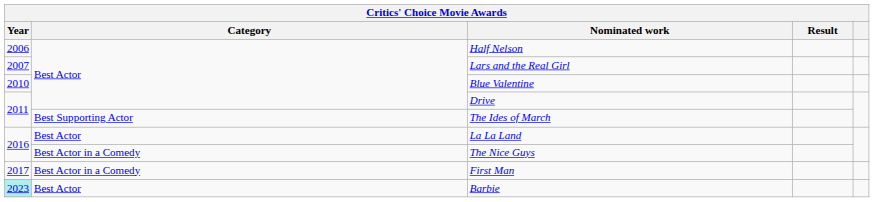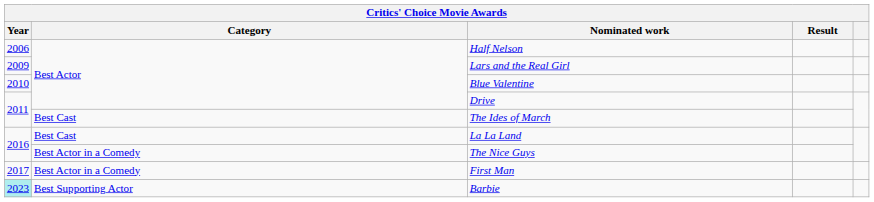(18, 65) 2007 -> (18, 65) 2009
(83, 118) Best Supporting Actor -> (55, 118) Best Cast
(58, 135) Best Actor -> (55, 135) Best Cast
(58, 188) Best Actor -> (83, 188) Best Supporting Actor
